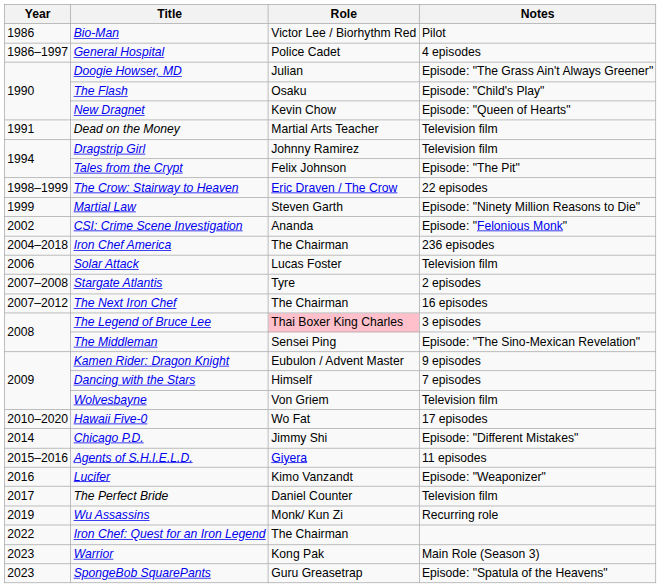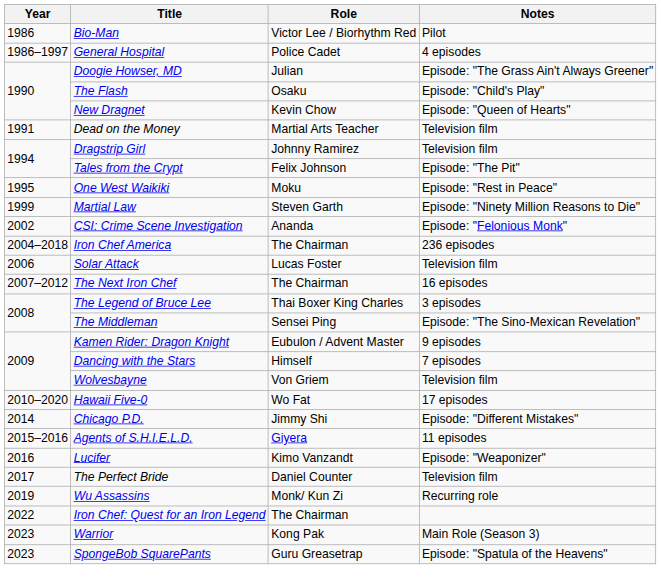+ row: (121, 187)
- row: (156, 187)
- row: (118, 284)
(337, 322) pink background -> (337, 303) no background
